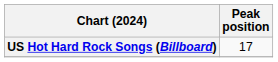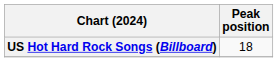(246, 47) 17 -> (246, 47) 18
